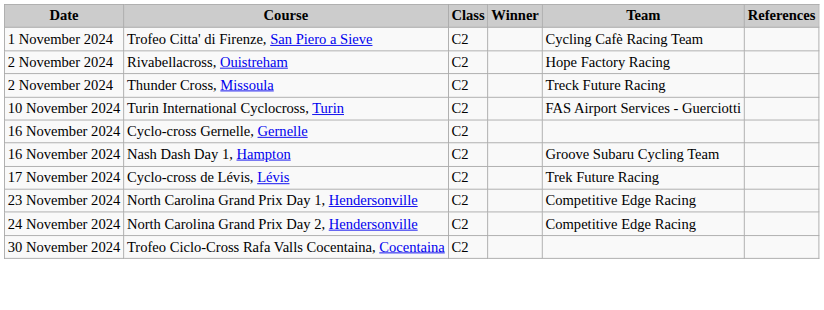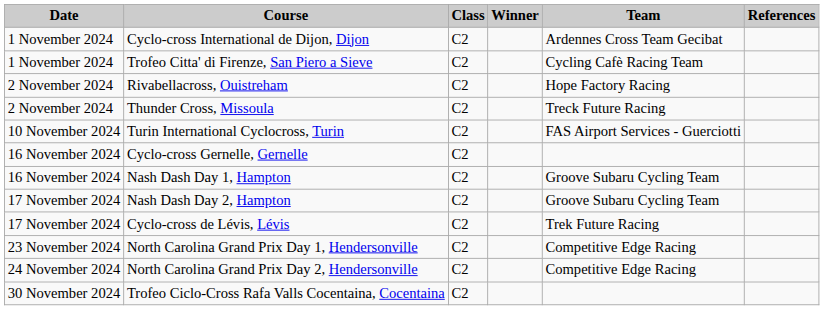+ row: (248, 39)
+ row: (209, 200)
